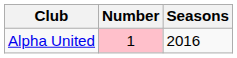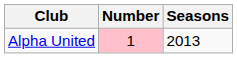(183, 40) 2016 -> (183, 40) 2013
